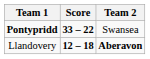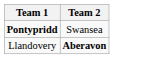- column: (78, 12)
